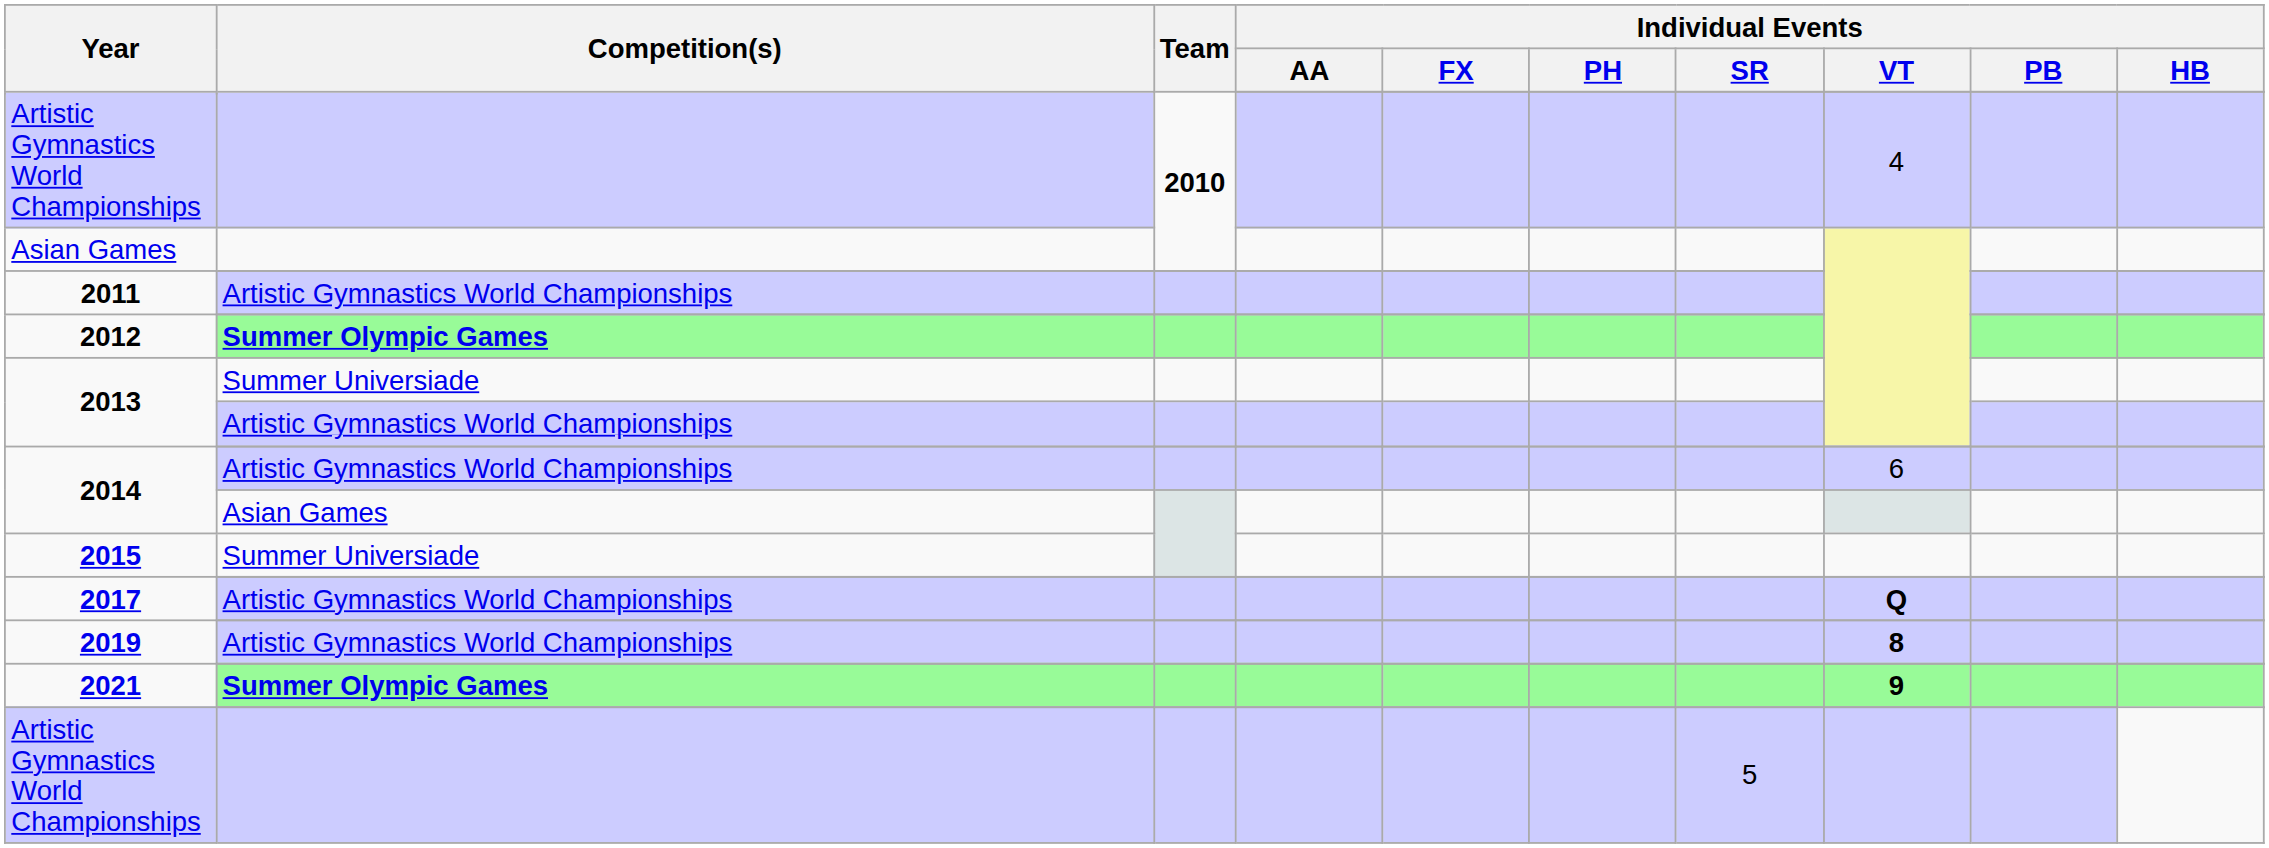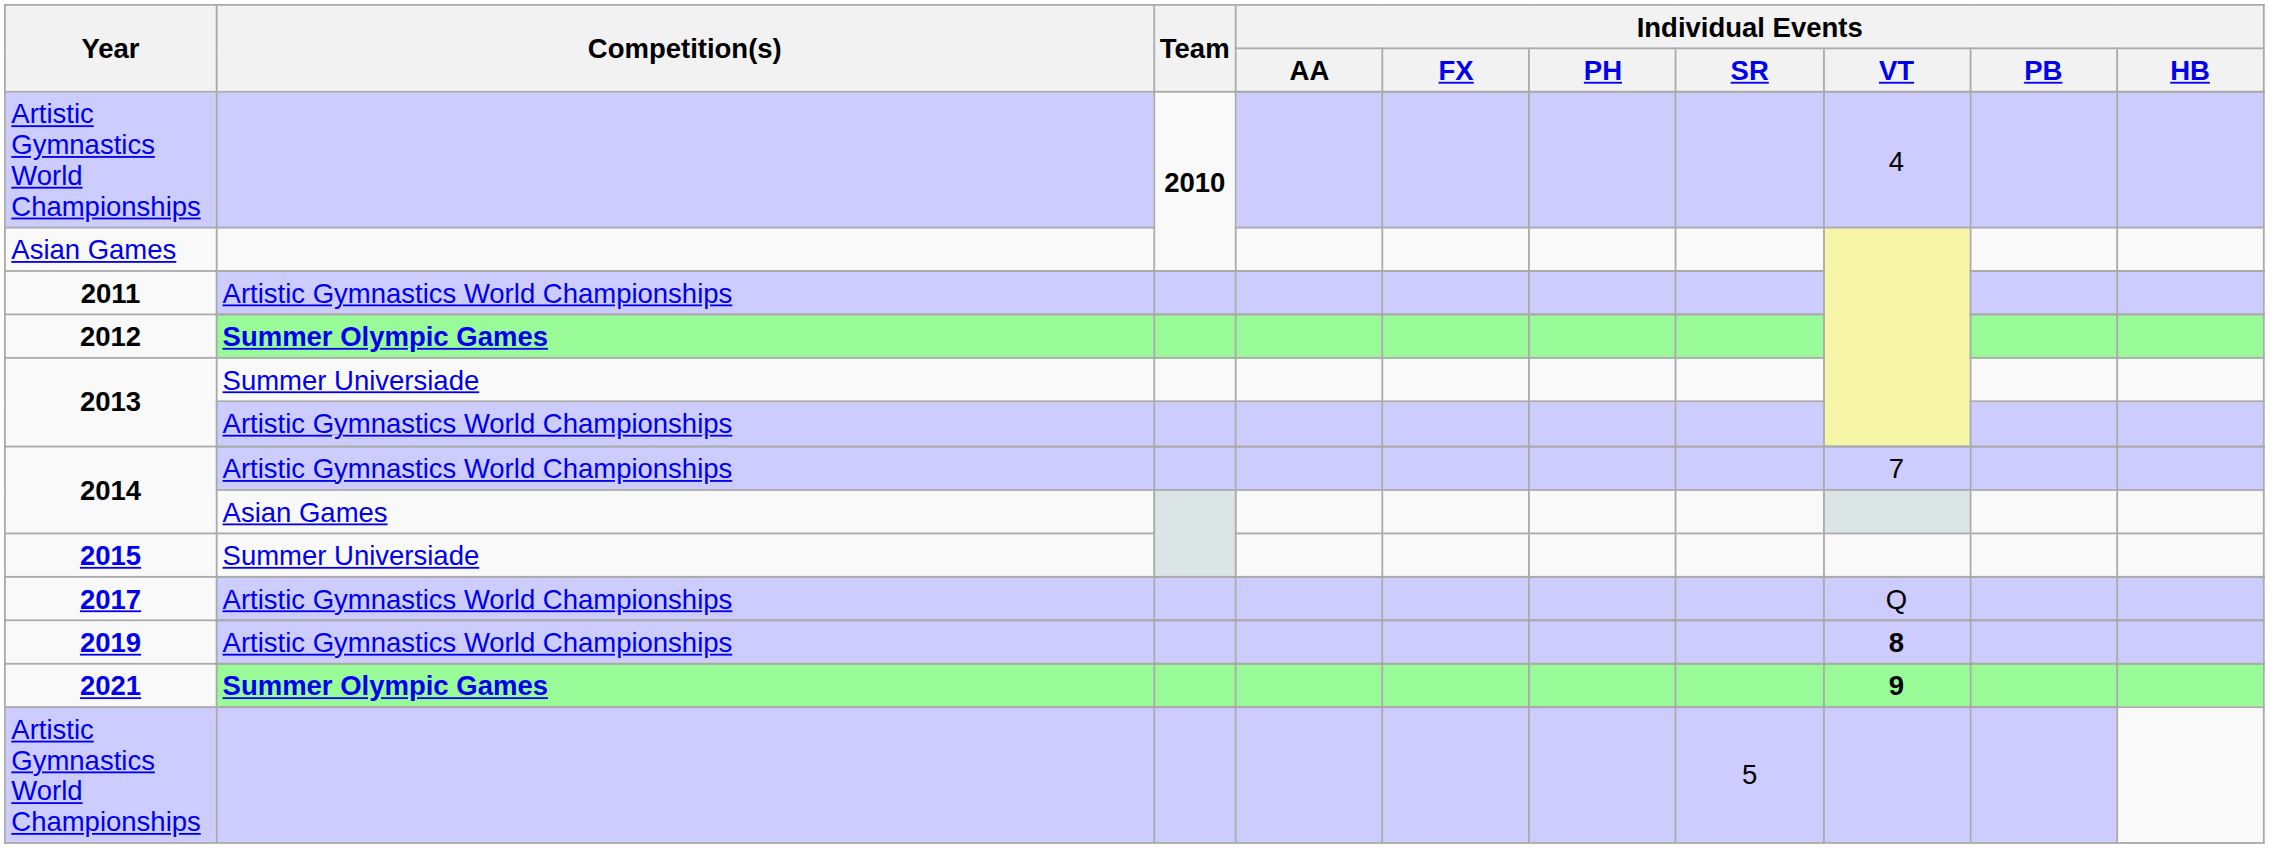(1896, 468) 6 -> (1896, 468) 7
(1896, 598) bold -> (1896, 598) normal
